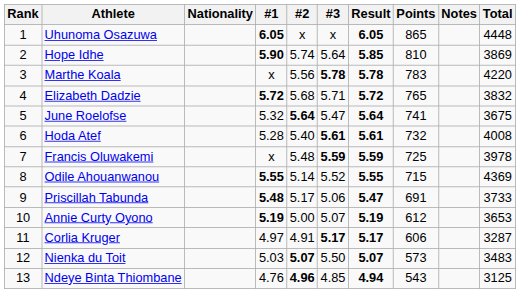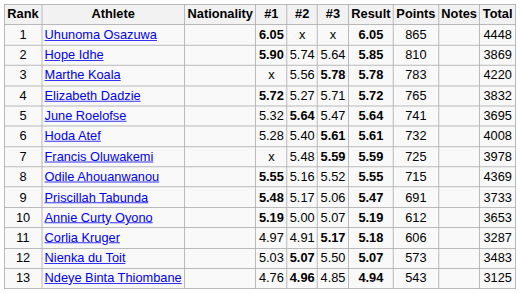(302, 95) 5.68 -> (302, 95) 5.27
(498, 116) 3675 -> (498, 116) 3695
(302, 177) 5.14 -> (302, 177) 5.16
(371, 237) 5.17 -> (371, 237) 5.18
